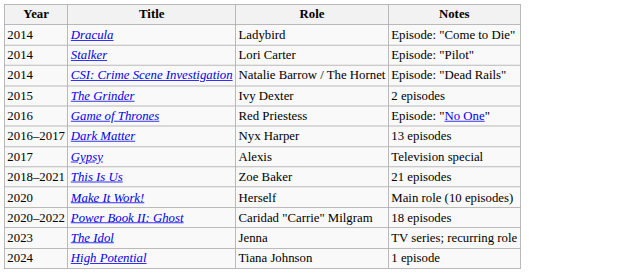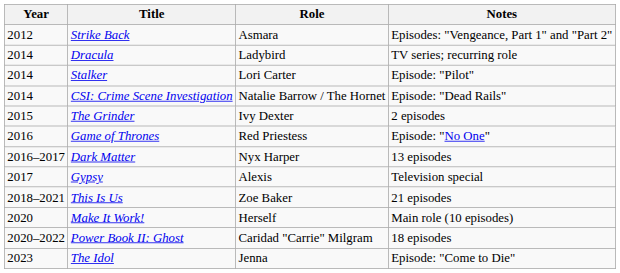+ row: (100, 34)
(453, 34) Episode: "Come to Die" -> (454, 55) TV series; recurring role
(454, 237) TV series; recurring role -> (453, 258) Episode: "Come to Die"
- row: (109, 258)
